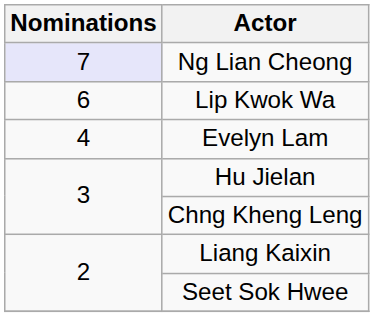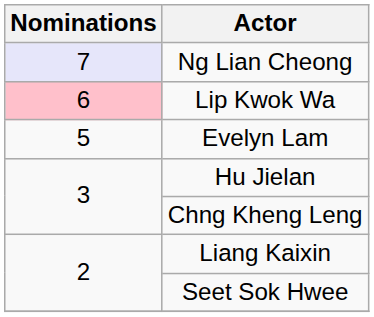(83, 100) no background -> (83, 100) pink background
(83, 138) 4 -> (83, 138) 5
